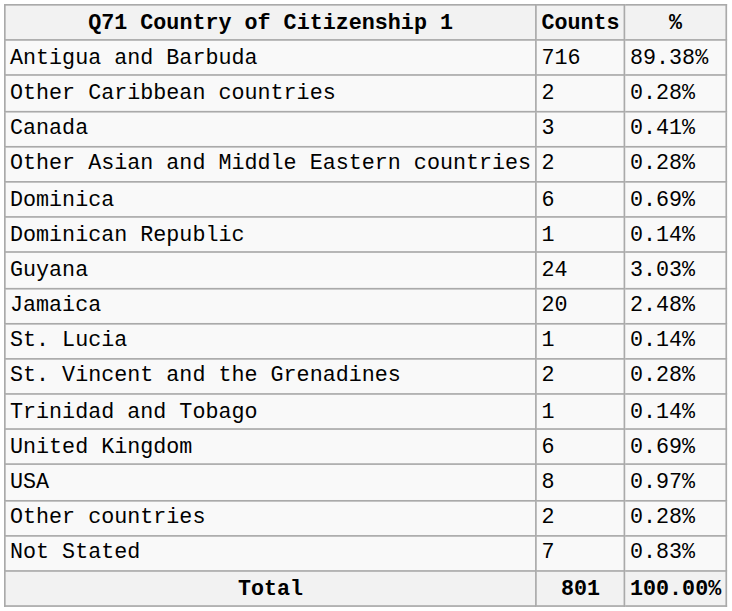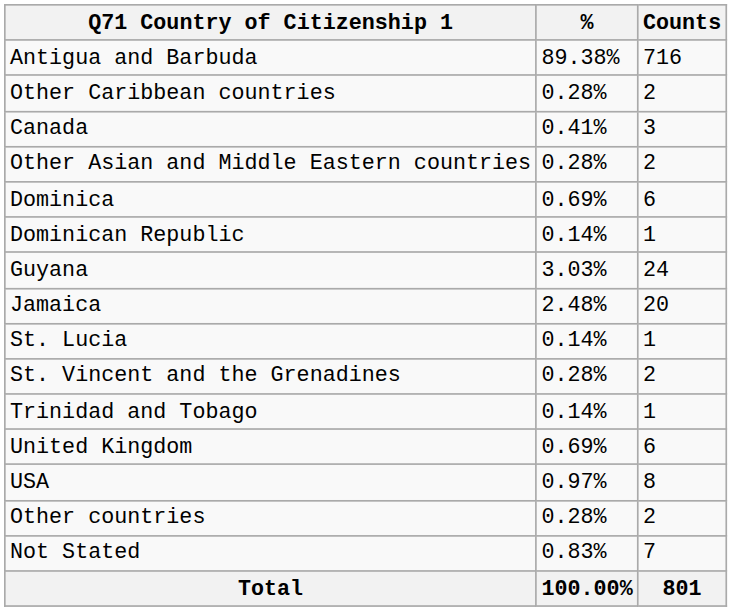columns swapped: (581, 23) <-> (676, 23)
